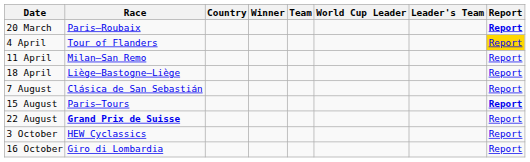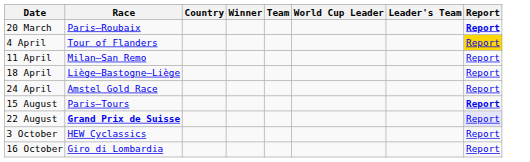+ row: (29, 88)
- row: (29, 88)
(506, 119) no background -> (483, 119) lavender background
